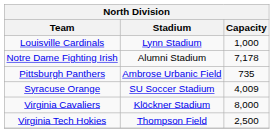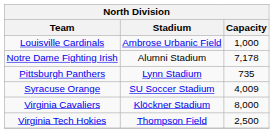(172, 43) Lynn Stadium -> (172, 43) Ambrose Urbanic Field
(172, 74) Ambrose Urbanic Field -> (172, 74) Lynn Stadium
